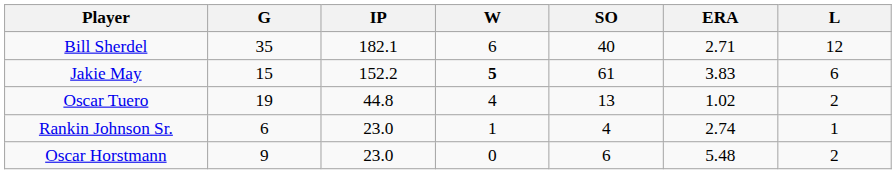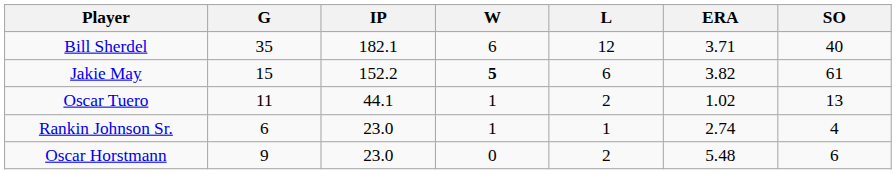columns swapped: (834, 18) <-> (606, 18)
(720, 45) 2.71 -> (720, 45) 3.71
(720, 73) 3.83 -> (720, 73) 3.82
(264, 100) 19 -> (264, 100) 11
(378, 100) 44.8 -> (378, 100) 44.1
(492, 100) 4 -> (492, 100) 1
